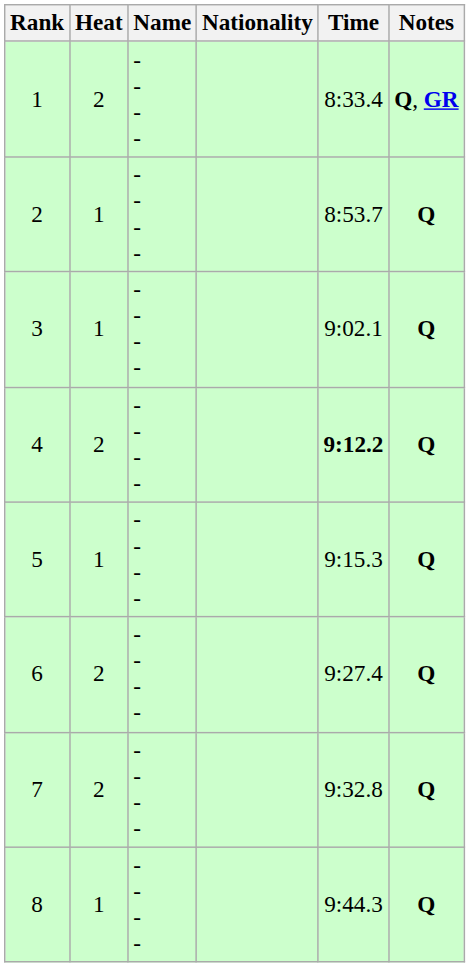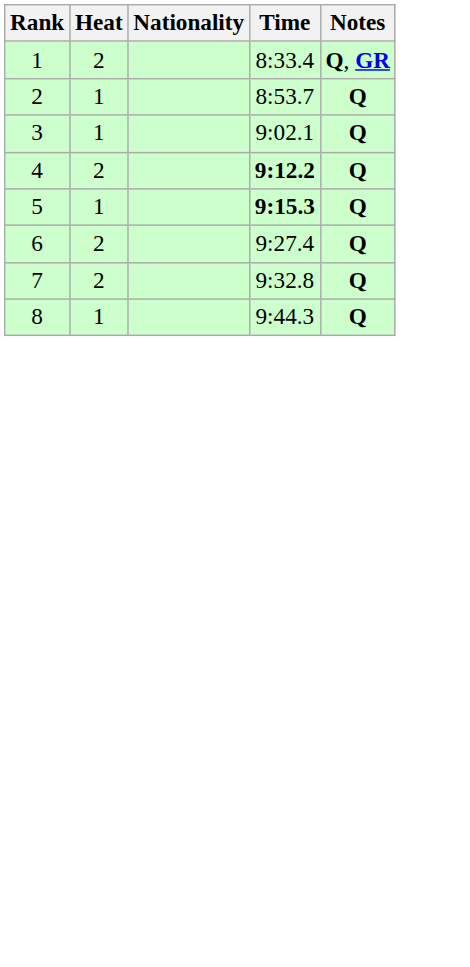- column: (162, 22)
(353, 559) normal -> (285, 206) bold
